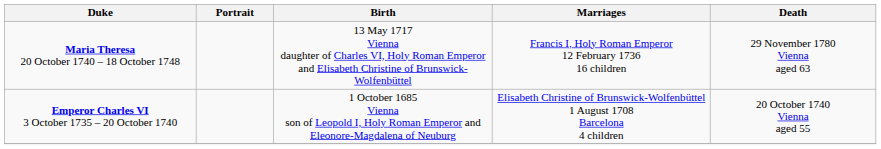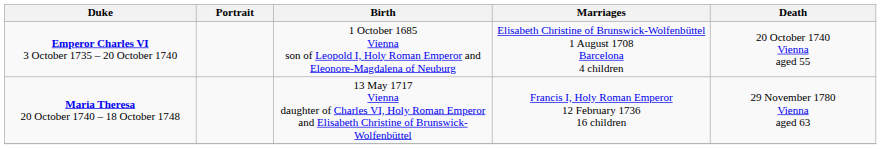rows swapped: (100, 116) <-> (100, 55)
